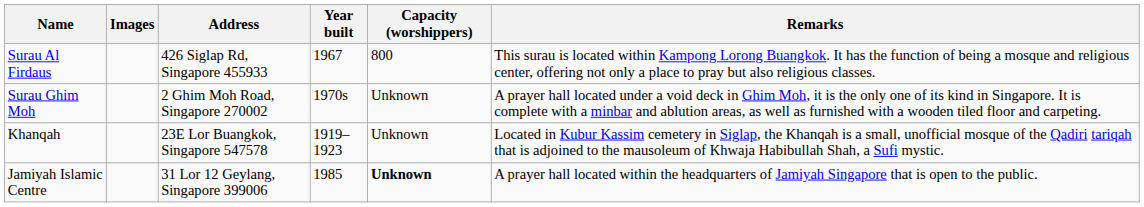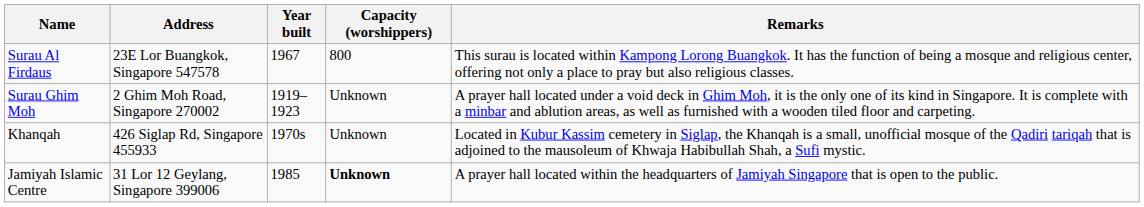- column: (132, 24)
(214, 63) 426 Siglap Rd, Singapore 455933 -> (171, 63) 23E Lor Buangkok, Singapore 547578
(331, 94) 1970s -> (289, 103) 1919–1923
(219, 142) 23E Lor Buangkok, Singapore 547578 -> (188, 142) 426 Siglap Rd, Singapore 455933
(331, 142) 1919–1923 -> (288, 134) 1970s
